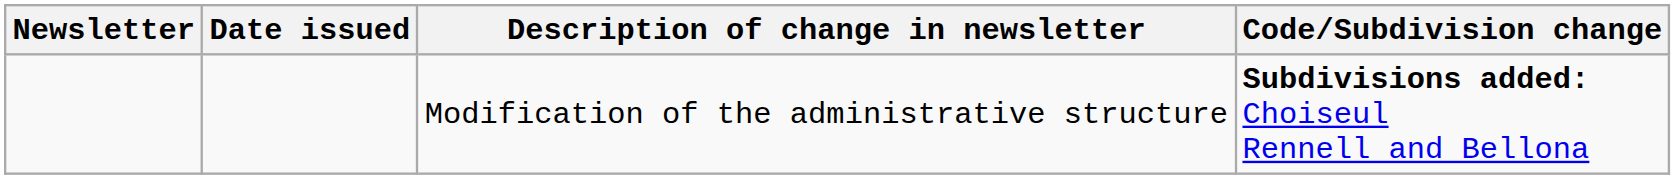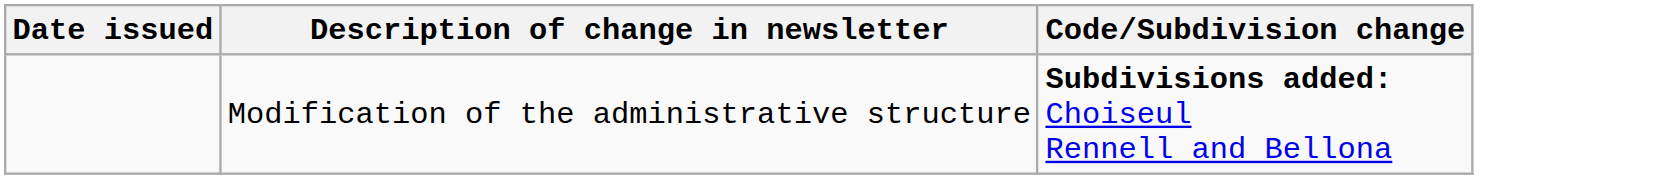- column: (104, 30)
